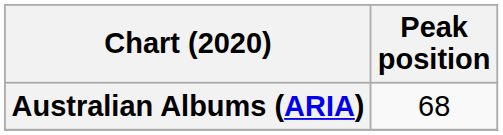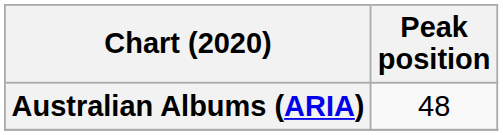(434, 105) 68 -> (434, 105) 48
